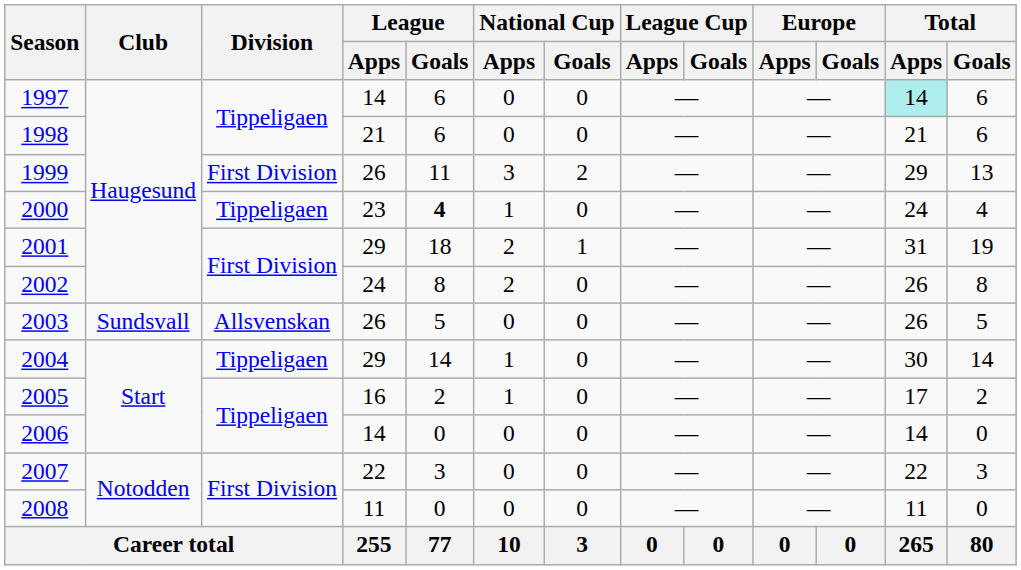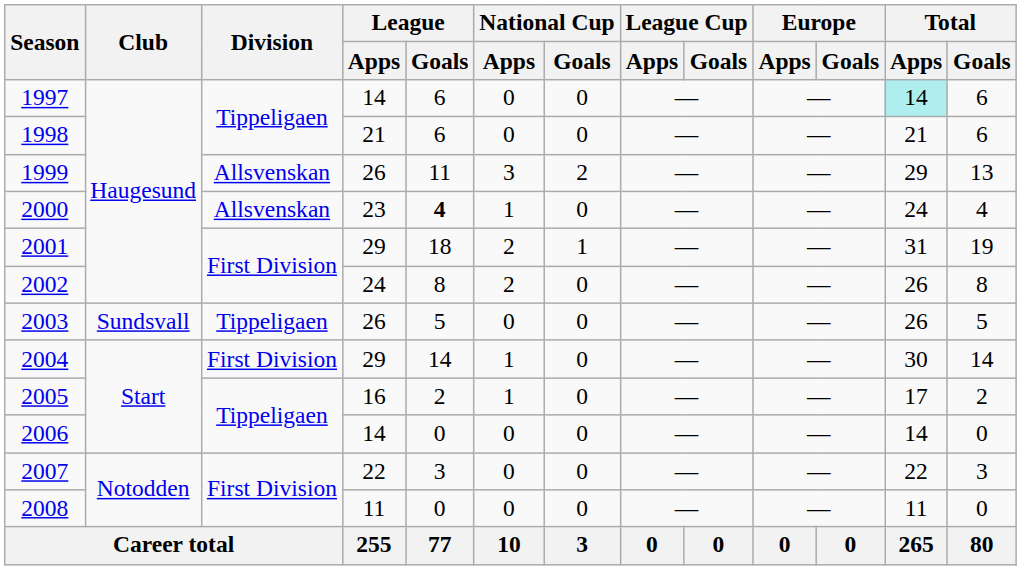(272, 172) First Division -> (272, 172) Allsvenskan
(272, 209) Tippeligaen -> (272, 209) Allsvenskan
(272, 321) Allsvenskan -> (272, 321) Tippeligaen
(272, 358) Tippeligaen -> (272, 358) First Division
